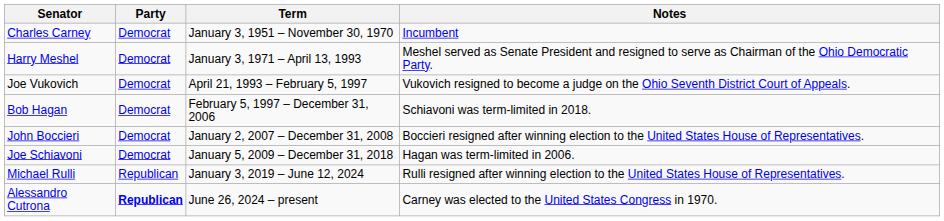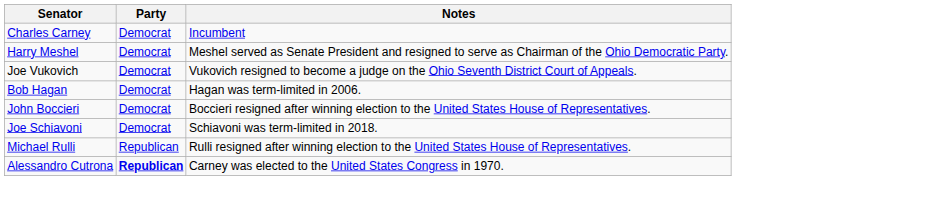- column: (293, 14)
(497, 110) Schiavoni was term-limited in 2018. -> (275, 90) Hagan was term-limited in 2006.
(488, 155) Hagan was term-limited in 2006. -> (283, 128) Schiavoni was term-limited in 2018.
